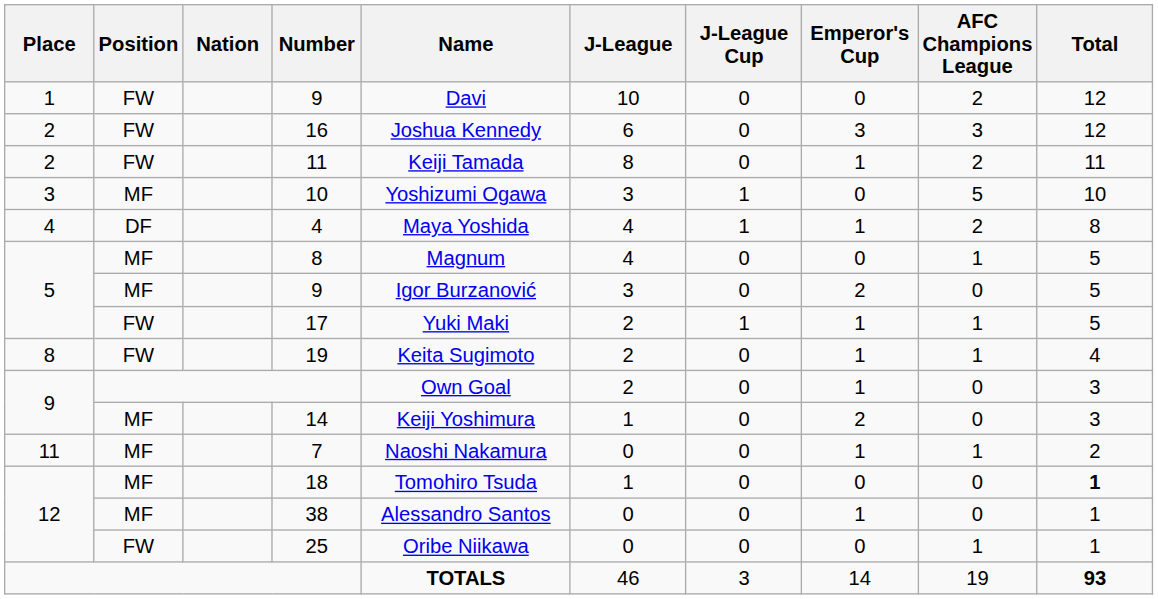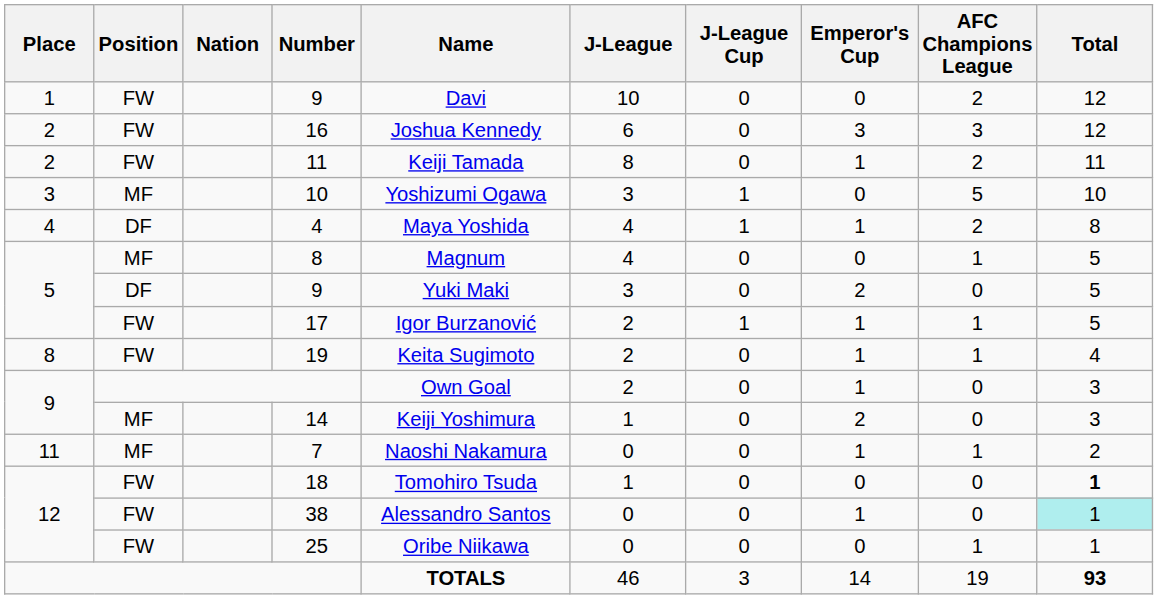(138, 290) MF -> (138, 290) DF
(466, 290) Igor Burzanović -> (466, 290) Yuki Maki
(466, 322) Yuki Maki -> (466, 322) Igor Burzanović
(138, 482) MF -> (138, 482) FW
(138, 514) MF -> (138, 514) FW
(1095, 514) no background -> (1095, 514) paleturquoise background
